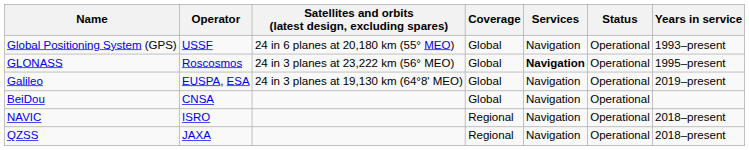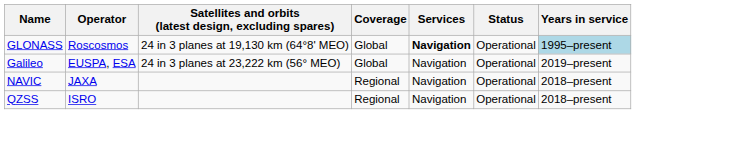- row: (92, 44)
(355, 63) 24 in 3 planes at 23,222 km (56° MEO) -> (245, 44) 24 in 3 planes at 19,130 km (64°8' MEO)
(690, 63) no background -> (576, 44) lightblue background
(359, 81) 24 in 3 planes at 19,130 km (64°8' MEO) -> (241, 63) 24 in 3 planes at 23,222 km (56° MEO)
- row: (26, 99)
(196, 117) ISRO -> (82, 81) JAXA
(196, 136) JAXA -> (82, 99) ISRO
